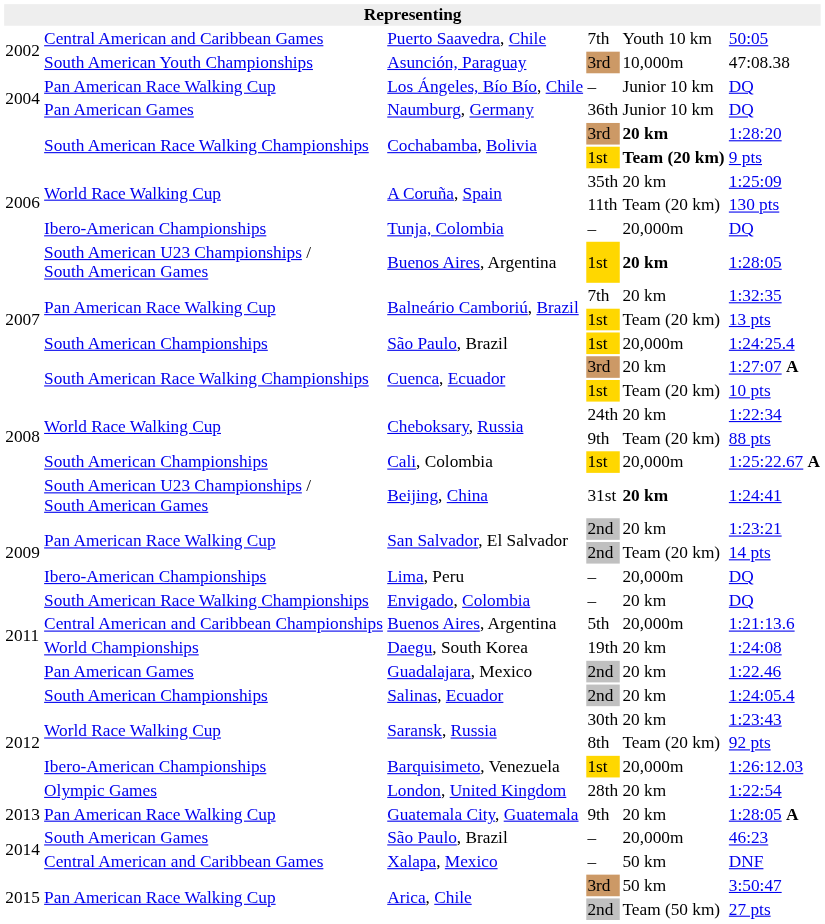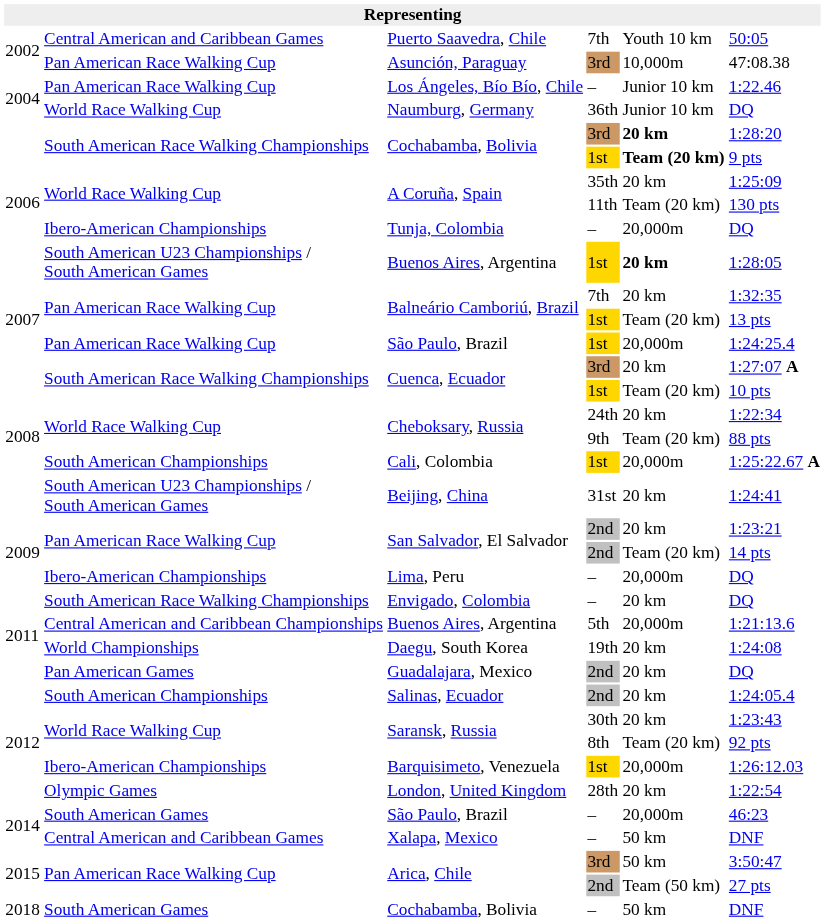(179, 62) South American Youth Championships -> (160, 62) Pan American Race Walking Cup
(741, 86) DQ -> (755, 86) 1:22.46
(119, 109) Pan American Games -> (133, 109) World Race Walking Cup
(156, 343) South American Championships -> (160, 343) Pan American Race Walking Cup
(645, 495) bold -> (644, 495) normal
(755, 671) 1:22.46 -> (741, 671) DQ
- row: (483, 814)
+ row: (462, 909)
